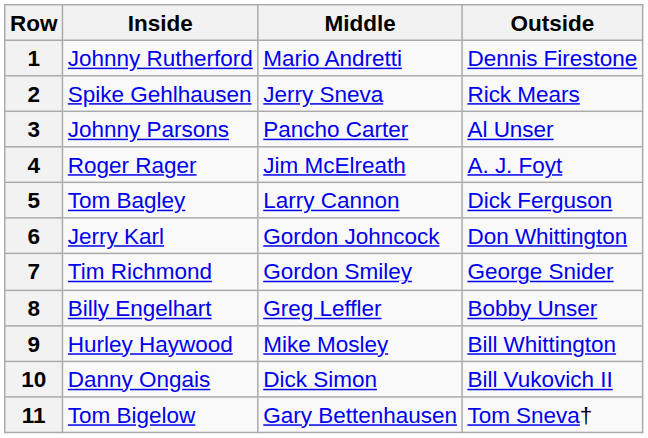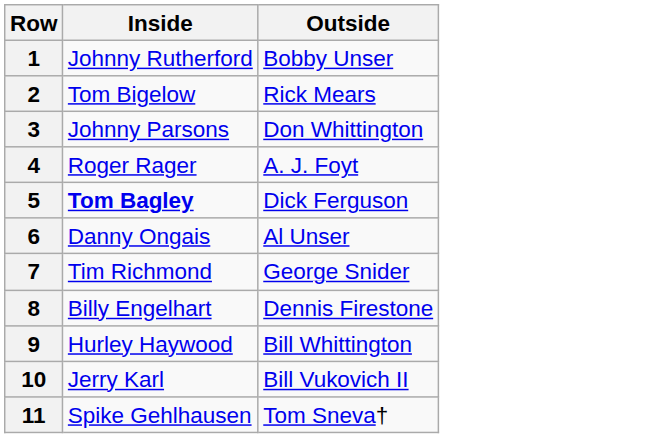- column: (360, 23)
(552, 58) Dennis Firestone -> (328, 58) Bobby Unser
(160, 94) Spike Gehlhausen -> (132, 94) Tom Bigelow
(511, 130) Al Unser -> (343, 130) Don Whittington
(127, 201) normal -> (131, 201) bold
(116, 236) Jerry Karl -> (139, 236) Danny Ongais
(547, 236) Don Whittington -> (306, 236) Al Unser
(532, 308) Bobby Unser -> (348, 308) Dennis Firestone
(139, 379) Danny Ongais -> (116, 379) Jerry Karl
(132, 414) Tom Bigelow -> (160, 414) Spike Gehlhausen
